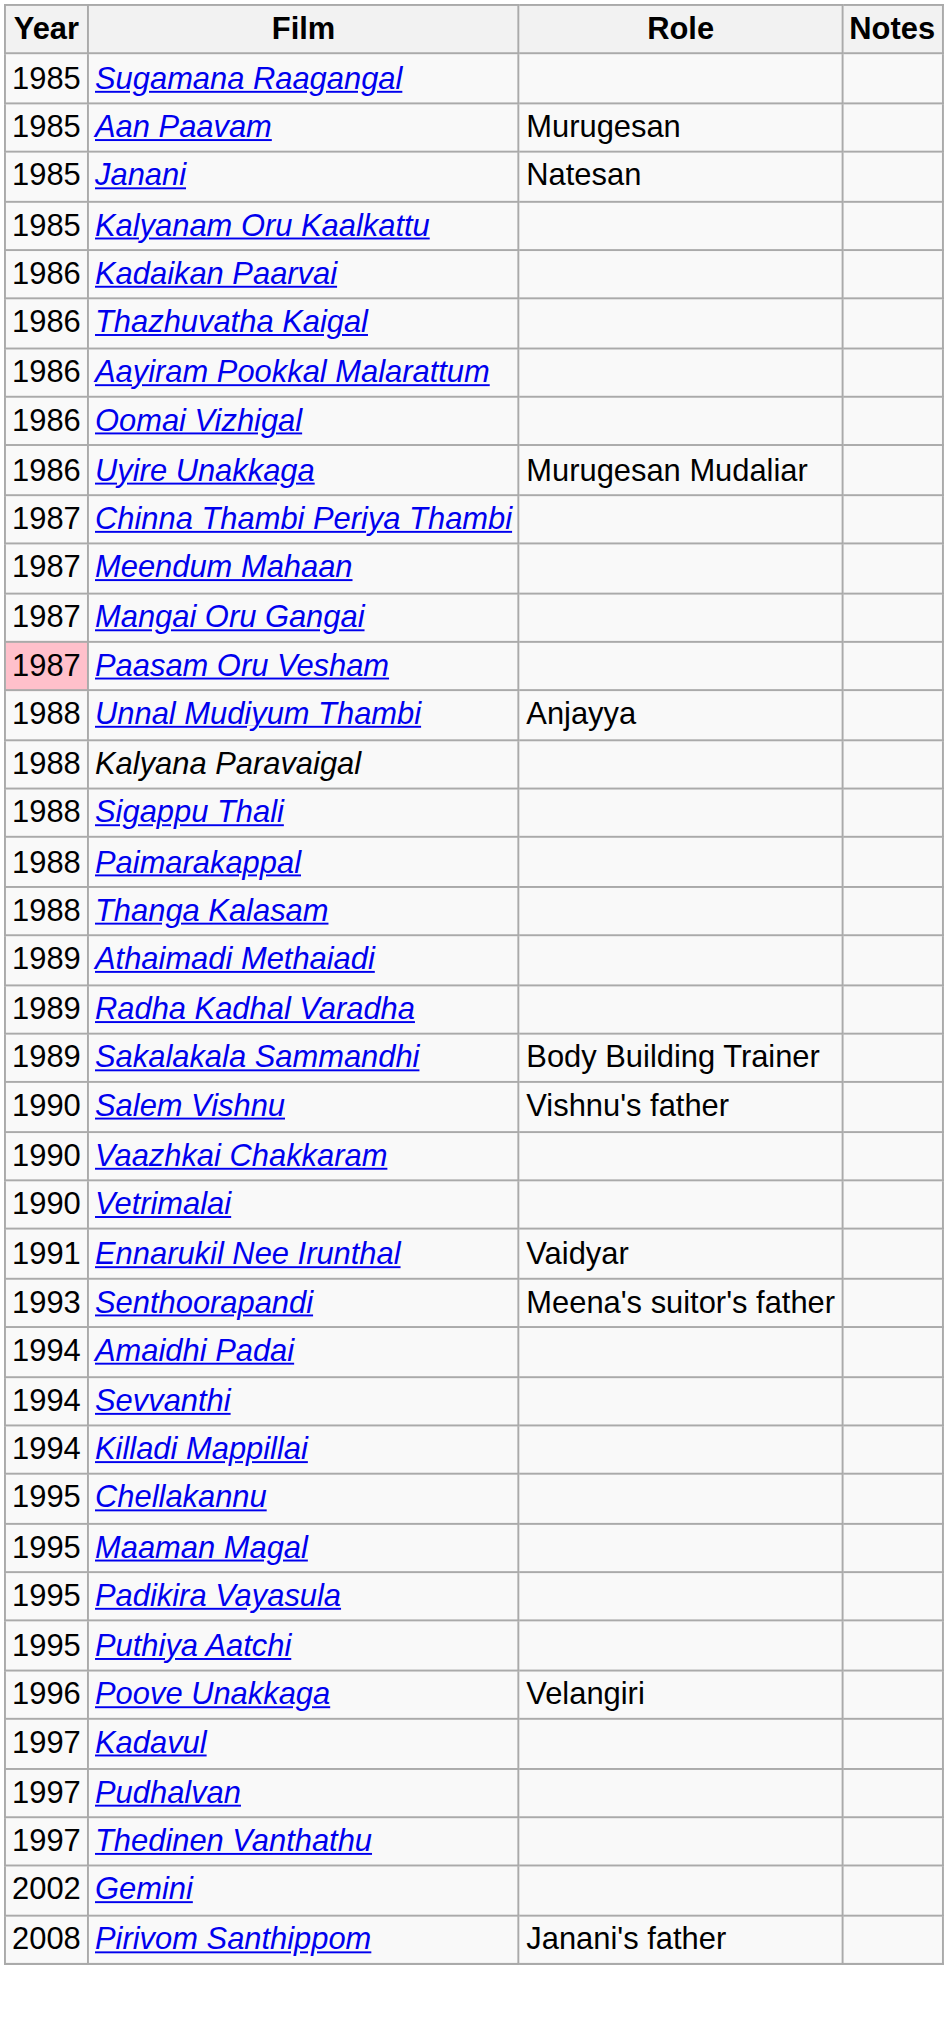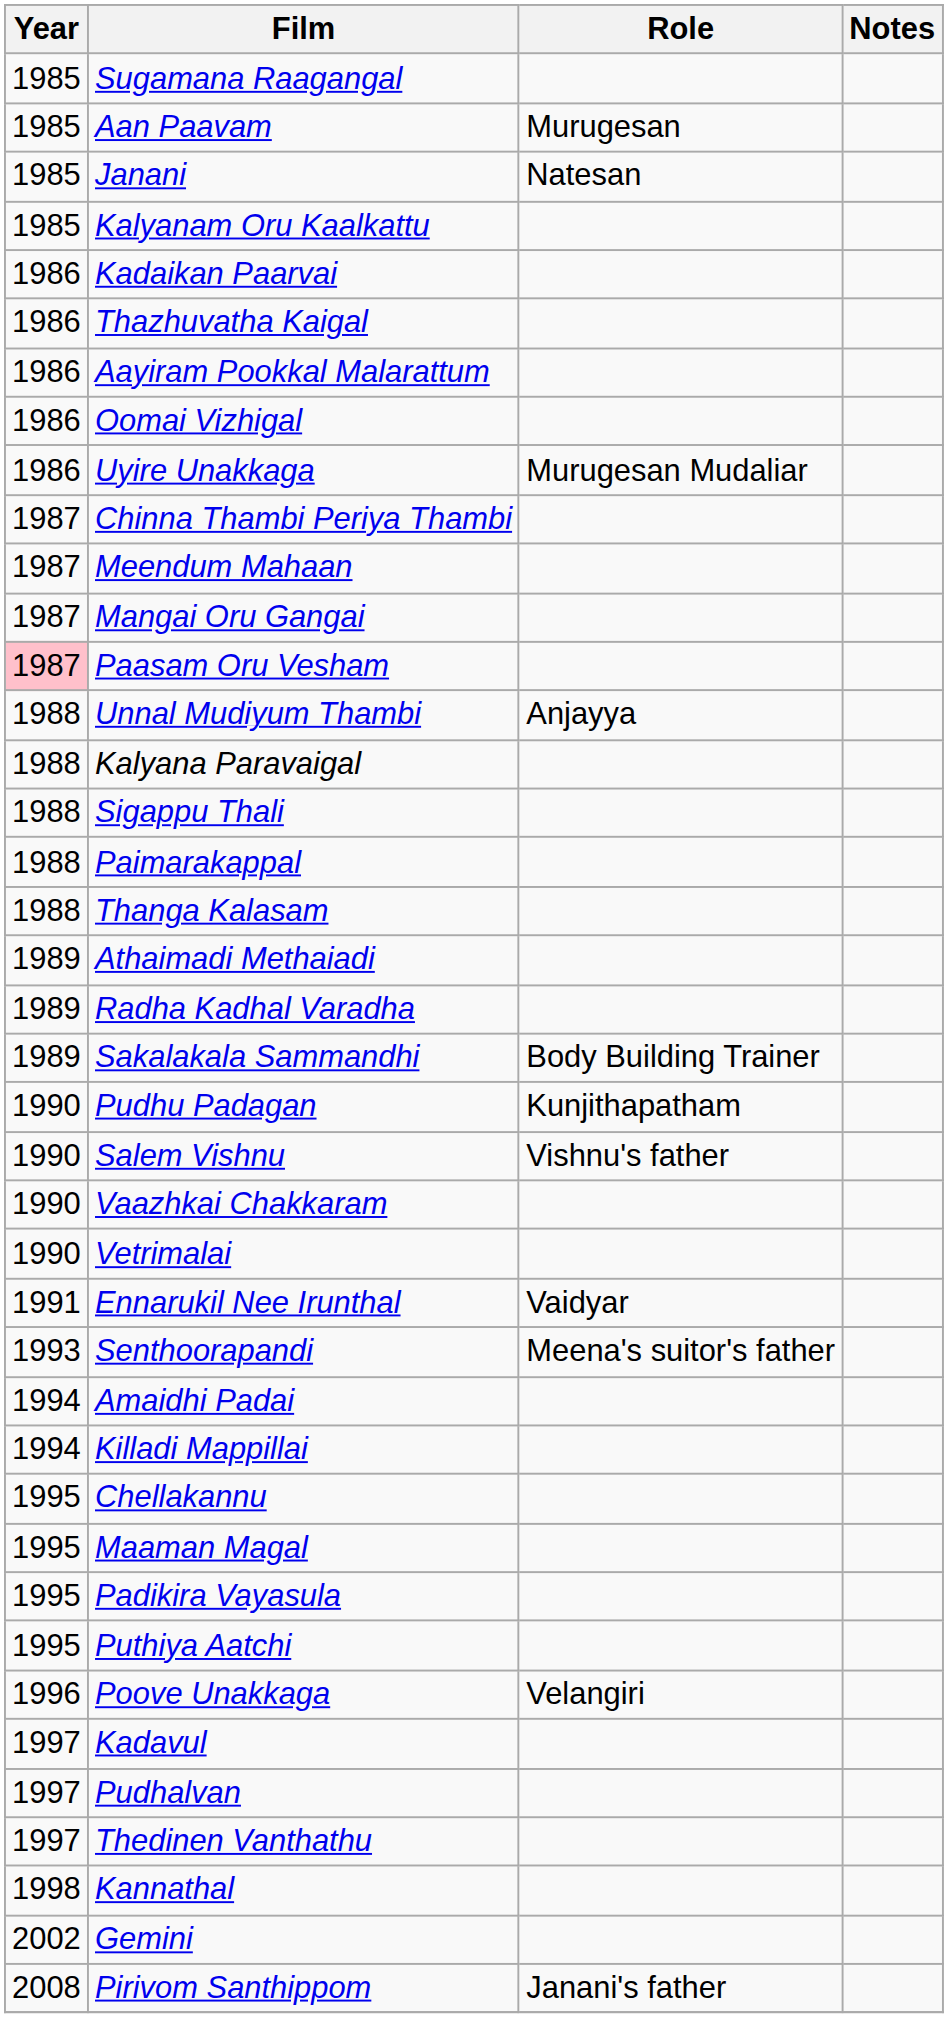+ row: (206, 1106)
- row: (163, 1400)
+ row: (165, 1889)
